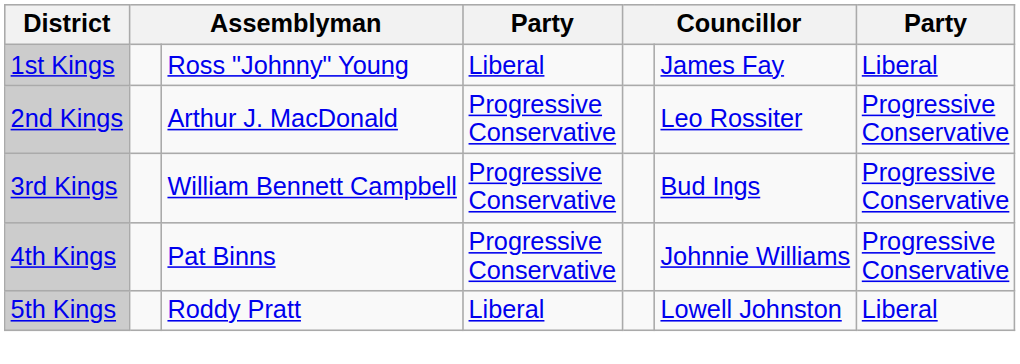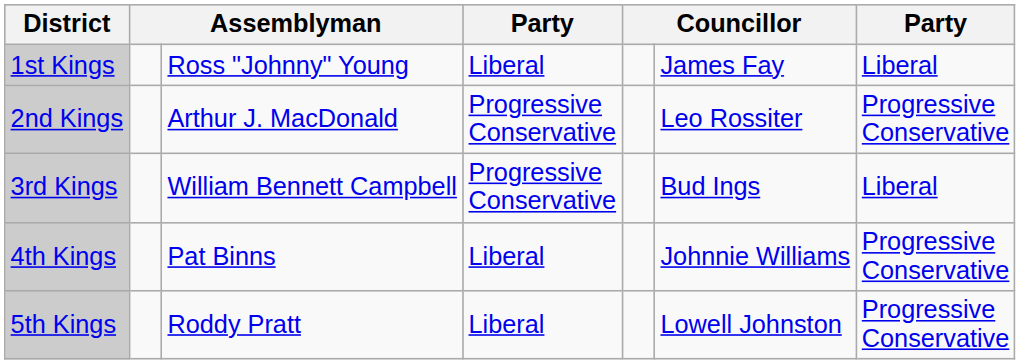(936, 187) Progressive Conservative -> (900, 187) Liberal
(542, 256) Progressive Conservative -> (506, 256) Liberal
(900, 310) Liberal -> (936, 324) Progressive Conservative
